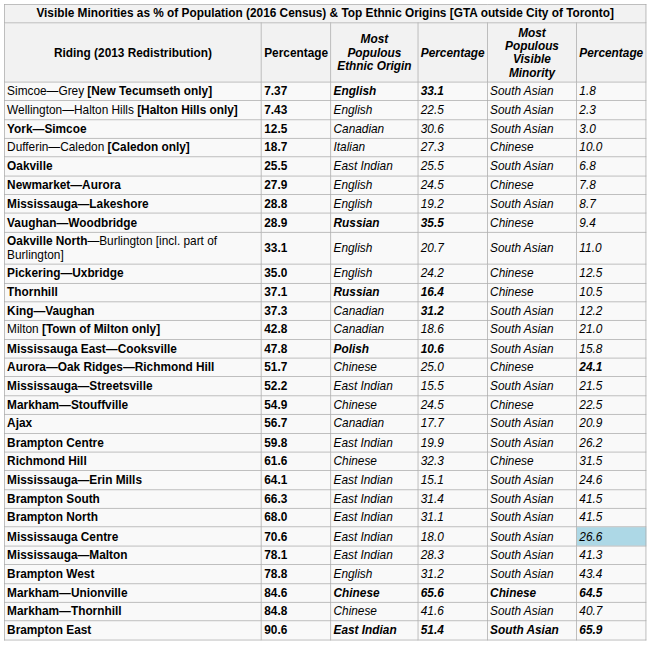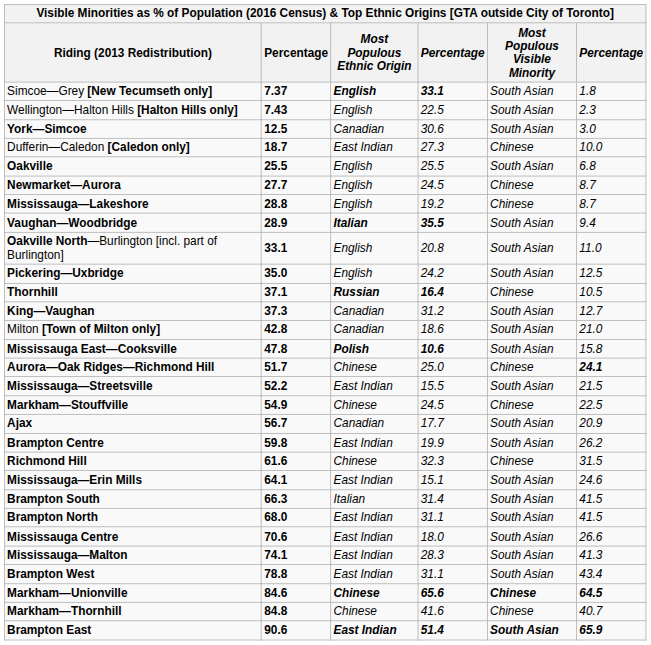(349, 147) Italian -> (363, 147) East Indian
(363, 166) East Indian -> (353, 166) English
(276, 185) 27.9 -> (276, 185) 27.7
(588, 185) 7.8 -> (588, 185) 8.7
(522, 204) South Asian -> (512, 204) Chinese
(357, 222) Russian -> (351, 222) Italian
(512, 222) Chinese -> (522, 222) South Asian
(432, 248) 20.7 -> (432, 248) 20.8
(512, 273) Chinese -> (522, 273) South Asian
(432, 311) bold -> (432, 311) normal
(591, 311) 12.2 -> (591, 311) 12.7
(363, 499) East Indian -> (349, 499) Italian
(591, 536) lightblue background -> (591, 536) no background
(276, 555) 78.1 -> (276, 555) 74.1
(353, 574) English -> (363, 574) East Indian
(432, 574) 31.2 -> (432, 574) 31.1
(522, 611) South Asian -> (512, 611) Chinese
